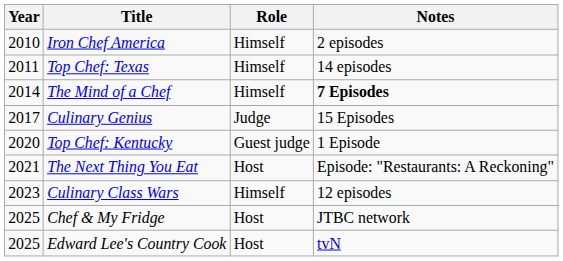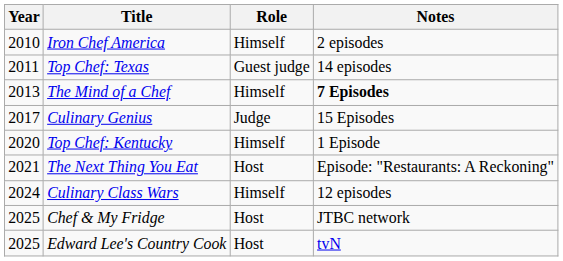(259, 67) Himself -> (272, 67) Guest judge
(24, 92) 2014 -> (24, 92) 2013
(272, 142) Guest judge -> (259, 142) Himself
(24, 192) 2023 -> (24, 192) 2024
